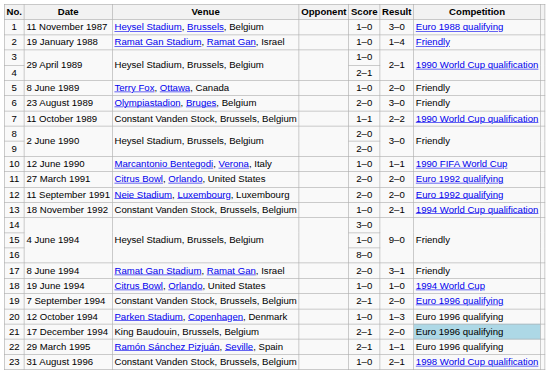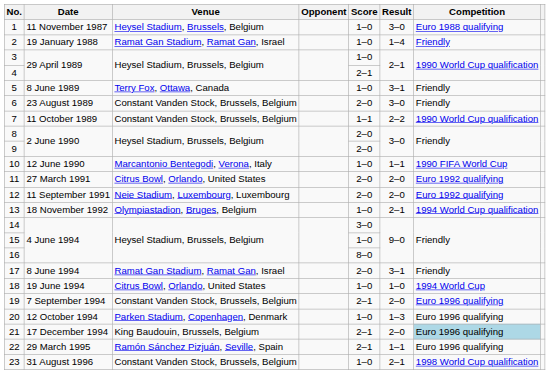(397, 88) 2–0 -> (397, 88) 3–1
(185, 103) Olympiastadion, Bruges, Belgium -> (206, 103) Constant Vanden Stock, Brussels, Belgium
(206, 210) Constant Vanden Stock, Brussels, Belgium -> (185, 210) Olympiastadion, Bruges, Belgium
